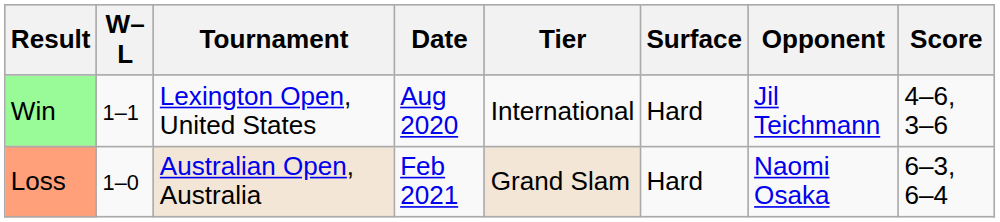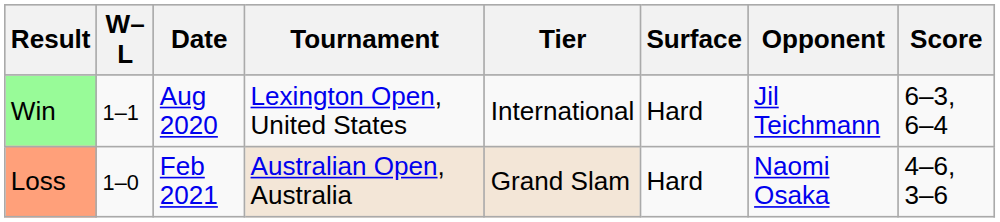columns swapped: (439, 39) <-> (274, 39)
(930, 110) 4–6, 3–6 -> (930, 110) 6–3, 6–4
(930, 181) 6–3, 6–4 -> (930, 181) 4–6, 3–6
